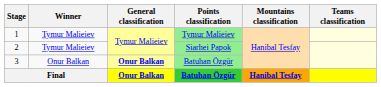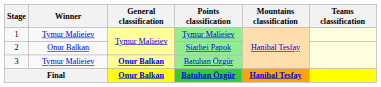(68, 48) Tymur Malieiev -> (68, 48) Onur Balkan
(68, 62) Onur Balkan -> (68, 62) Tymur Malieiev
